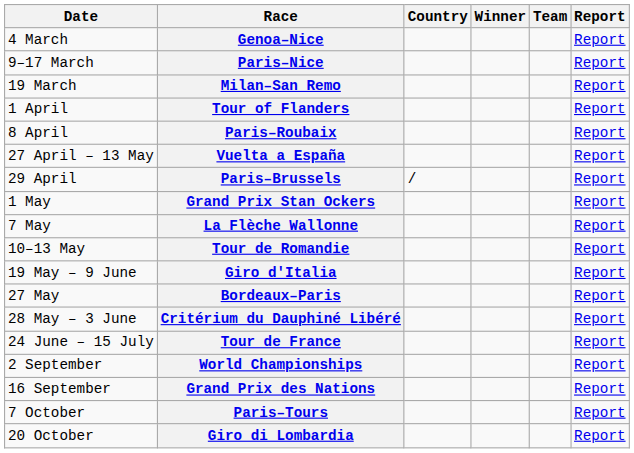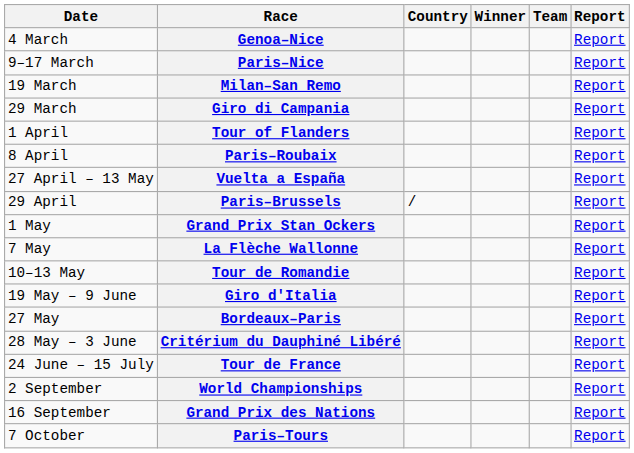+ row: (281, 109)
- row: (281, 436)
